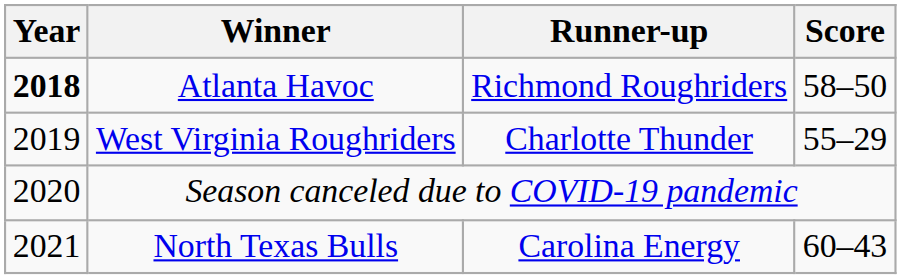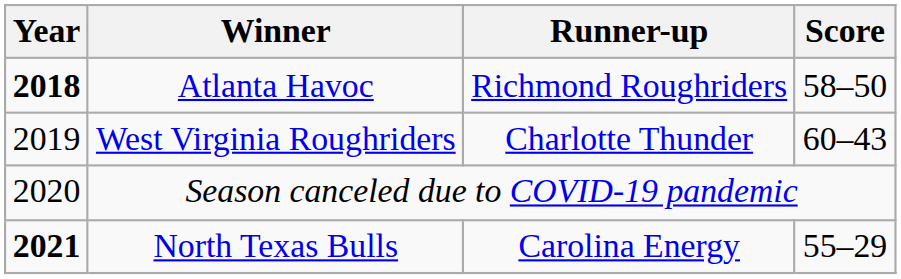(845, 138) 55–29 -> (845, 138) 60–43
(47, 245) normal -> (47, 245) bold
(845, 245) 60–43 -> (845, 245) 55–29
